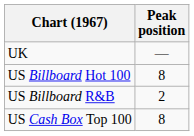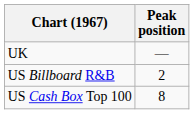- row: (69, 75)
